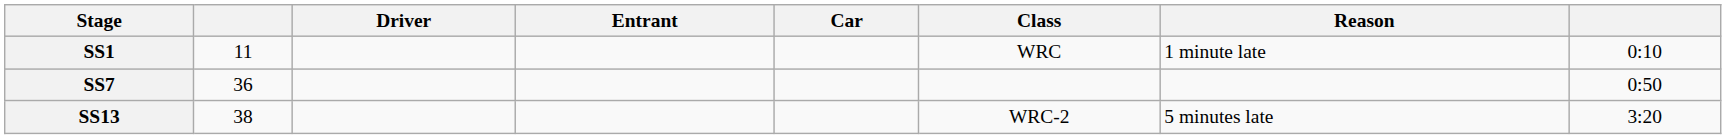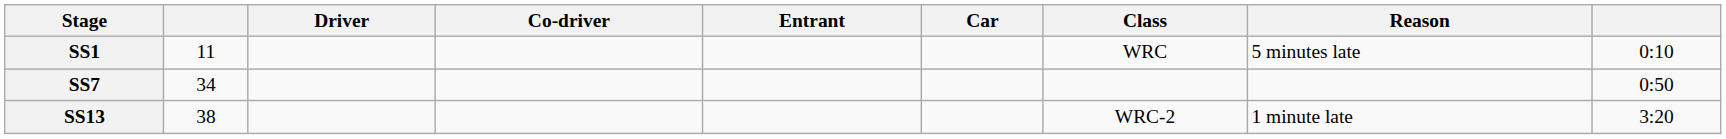+ column: (569, 20)
(1215, 52) 1 minute late -> (1306, 52) 5 minutes late
(243, 84) 36 -> (206, 84) 34
(1219, 116) 5 minutes late -> (1302, 116) 1 minute late
